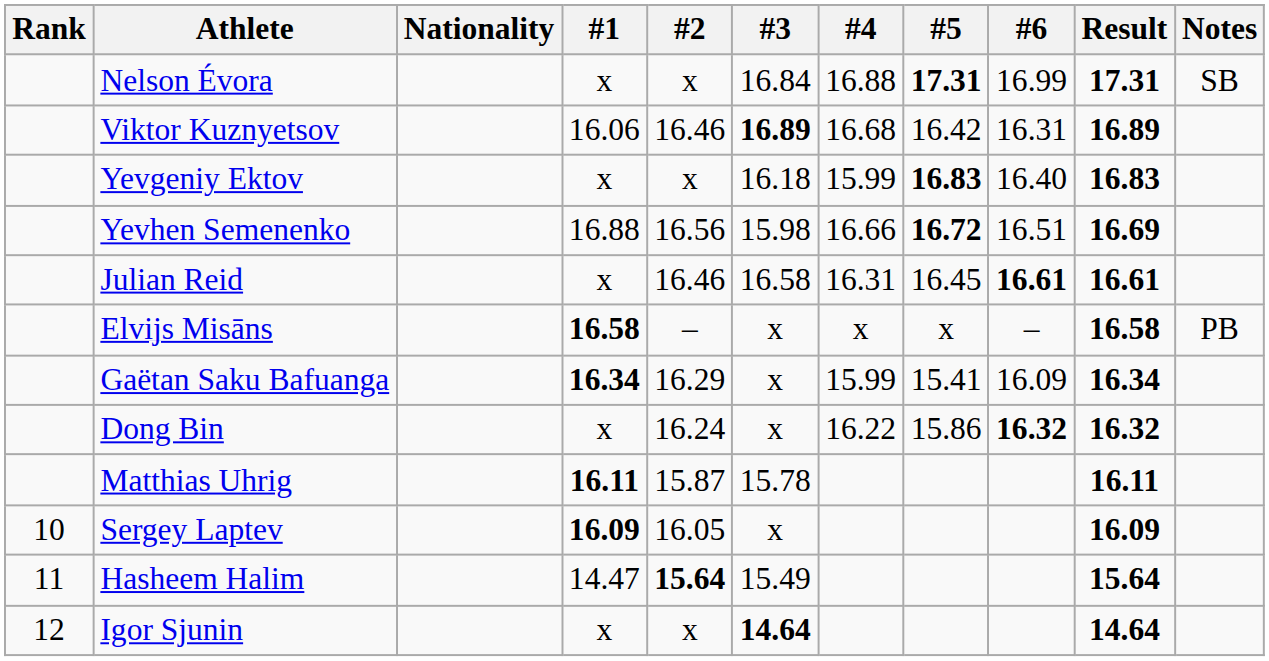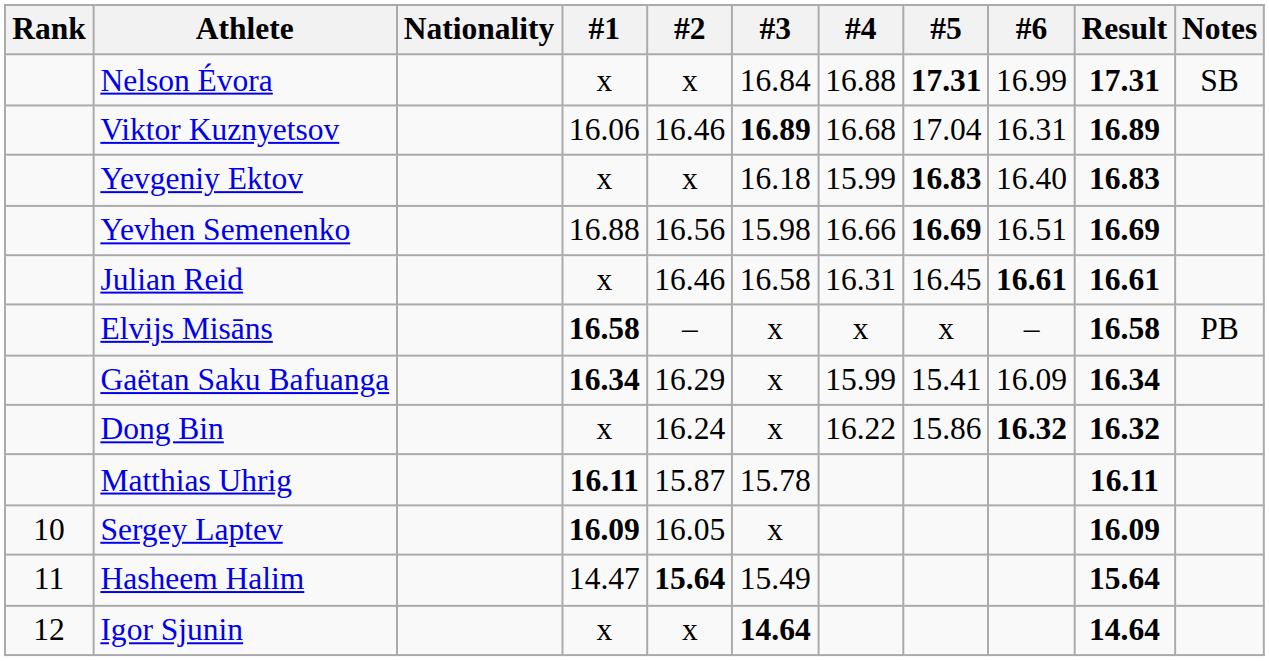(946, 129) 16.42 -> (946, 129) 17.04
(946, 229) 16.72 -> (946, 229) 16.69
